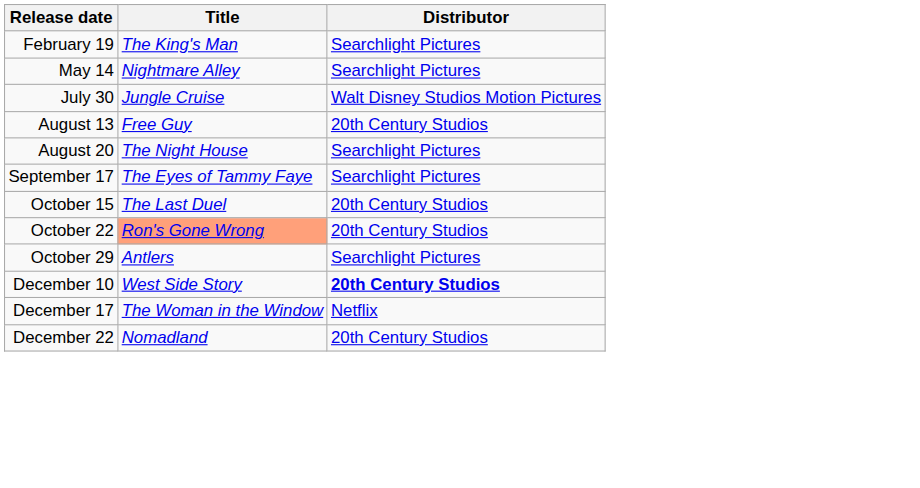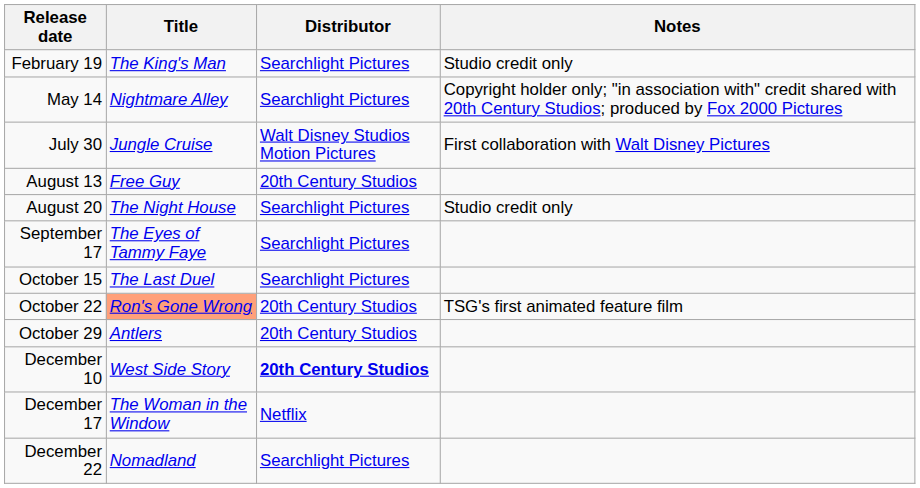+ column: (677, 27)
(409, 204) 20th Century Studios -> (335, 279) Searchlight Pictures
(406, 257) Searchlight Pictures -> (338, 333) 20th Century Studios
(409, 337) 20th Century Studios -> (335, 460) Searchlight Pictures
